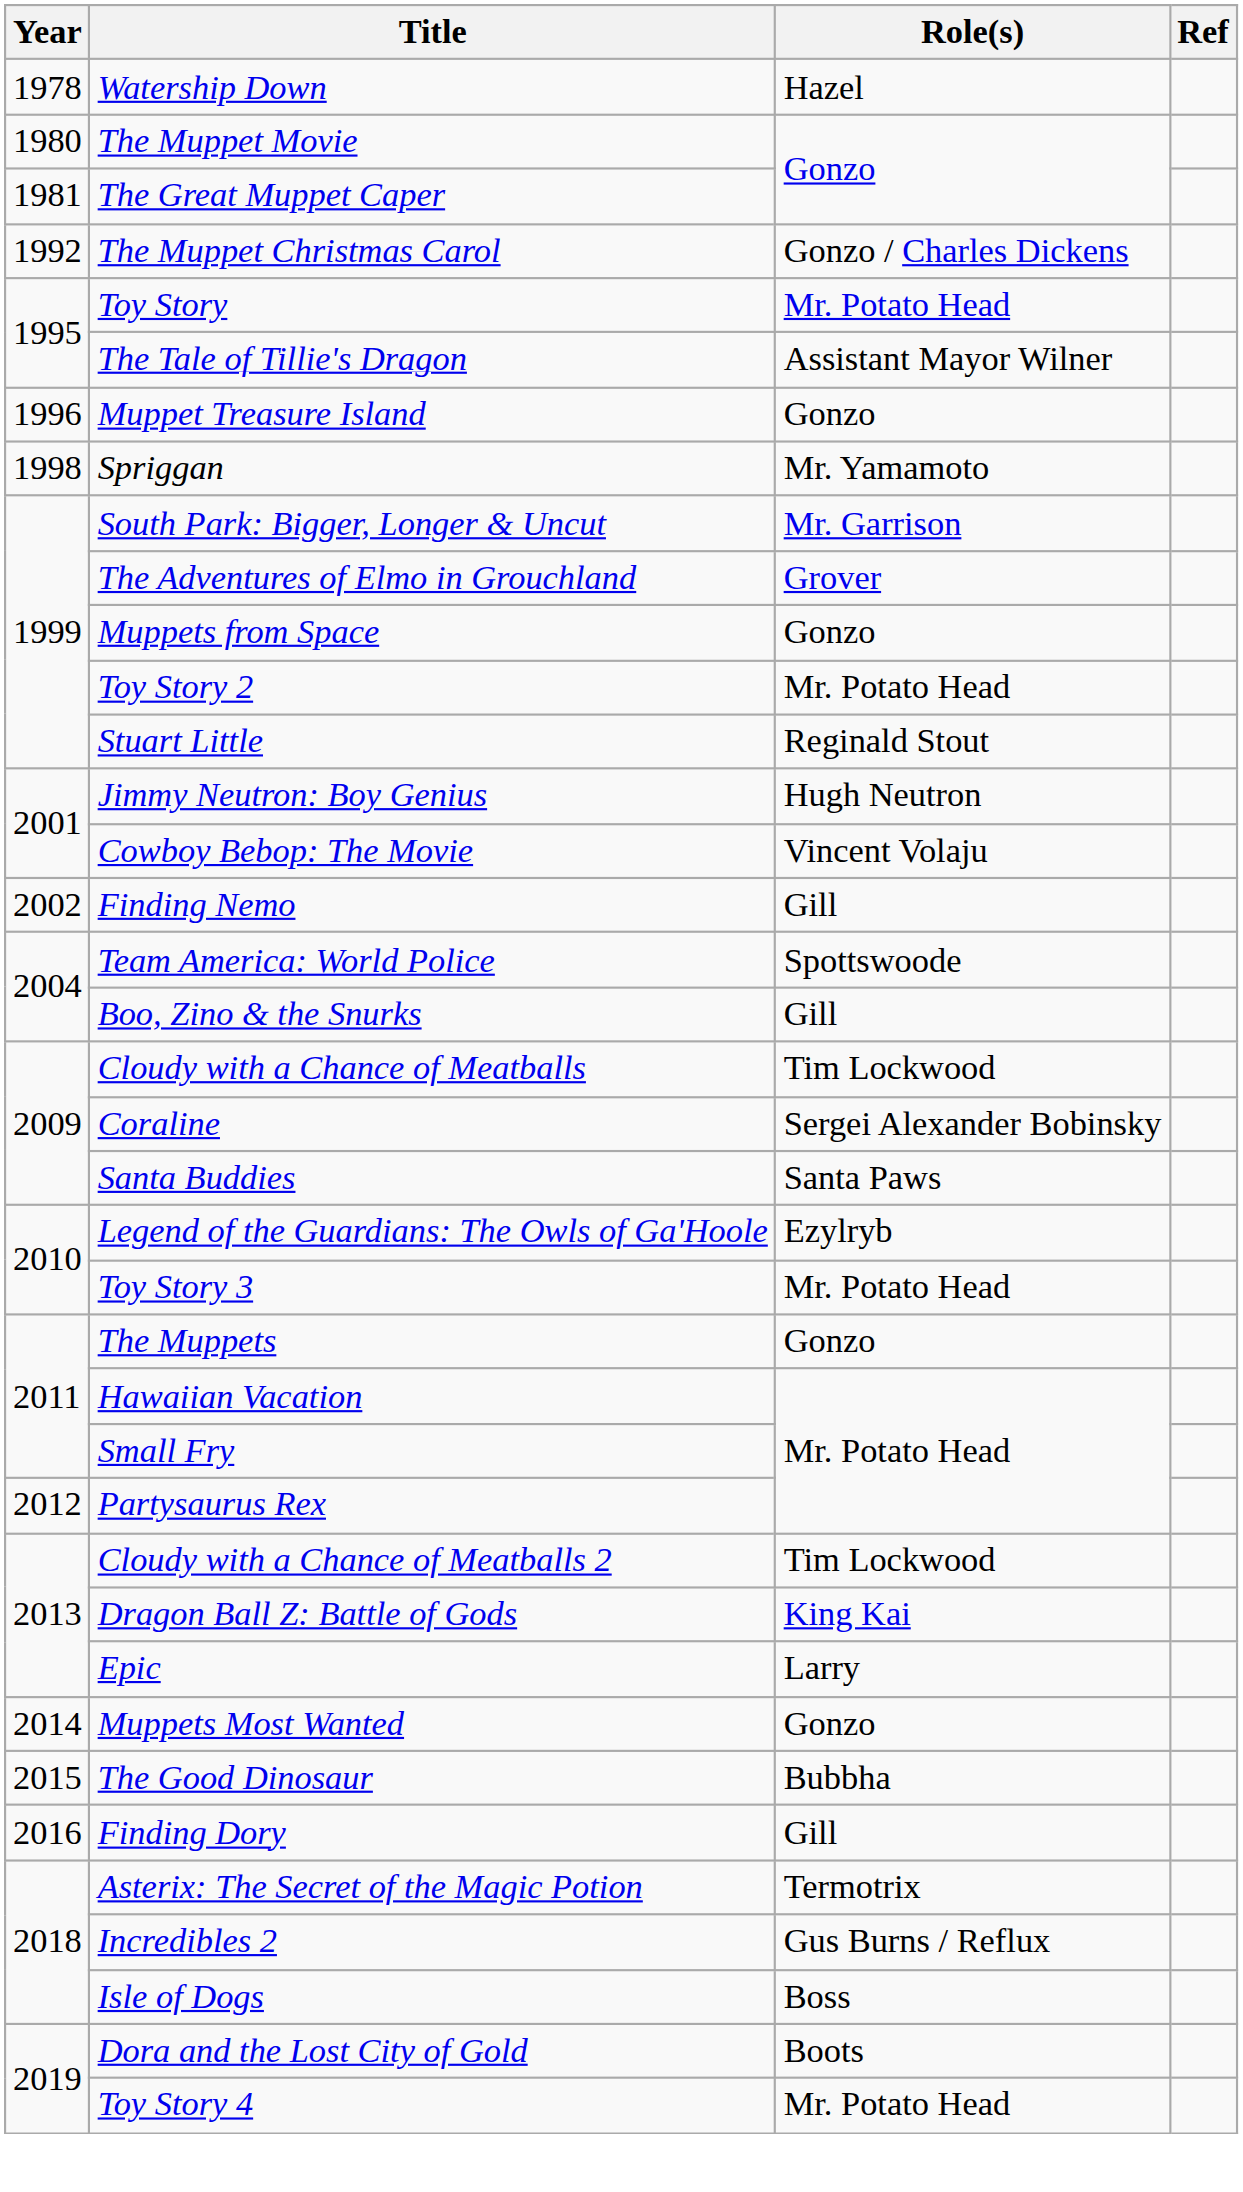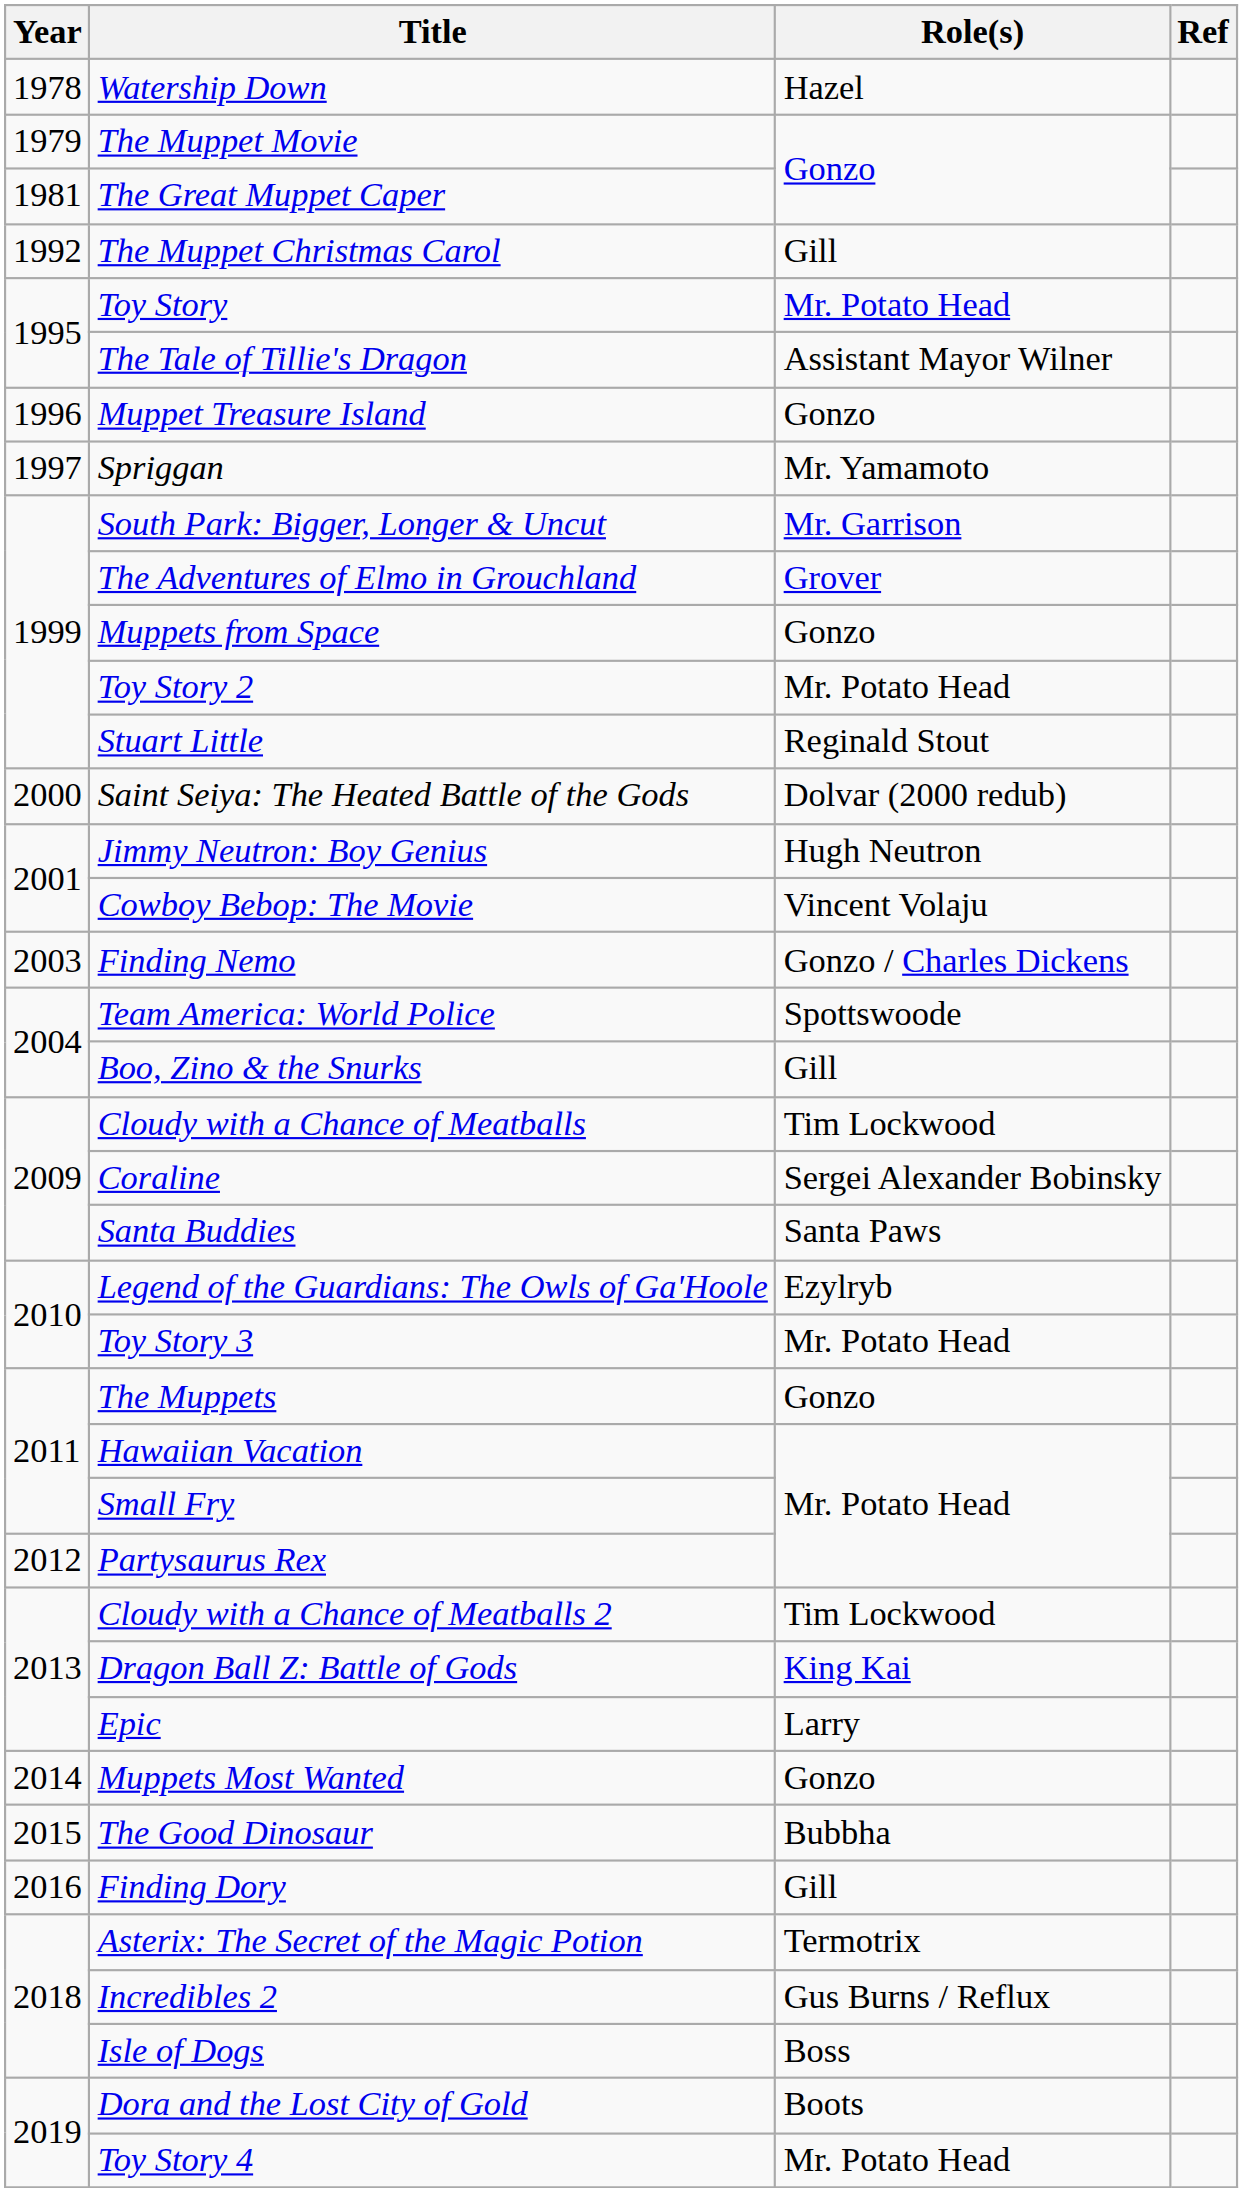(47, 140) 1980 -> (47, 140) 1979
(956, 250) Gonzo / Charles Dickens -> (810, 250) Gill
(47, 468) 1998 -> (47, 468) 1997
+ row: (393, 795)
(47, 904) 2002 -> (47, 959) 2003
(810, 904) Gill -> (956, 959) Gonzo / Charles Dickens
